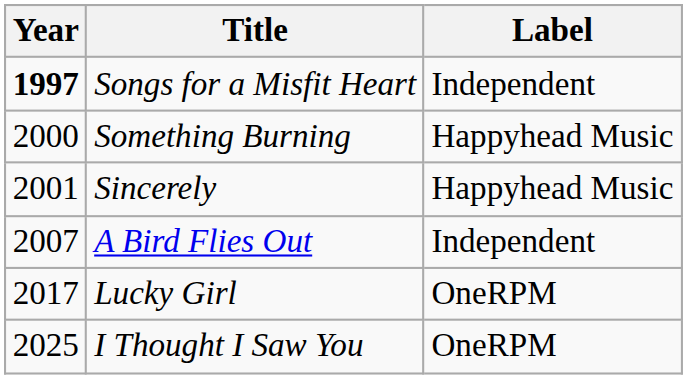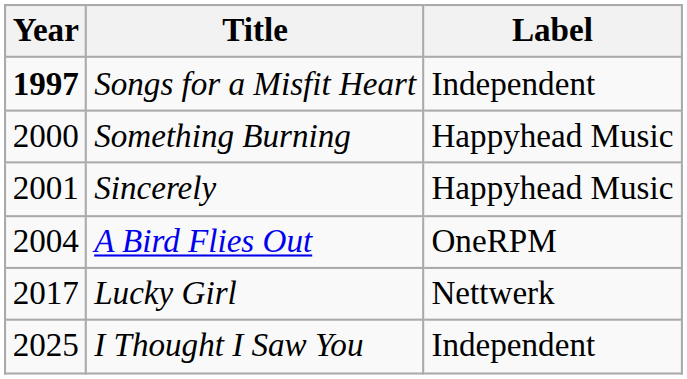(46, 240) 2007 -> (46, 240) 2004
(513, 240) Independent -> (494, 240) OneRPM
(494, 293) OneRPM -> (493, 293) Nettwerk
(494, 345) OneRPM -> (513, 345) Independent
